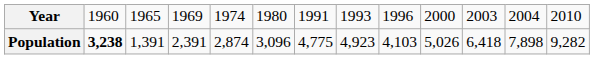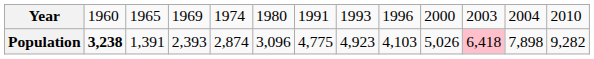(189, 41) 2,391 -> (189, 41) 2,393
(484, 41) no background -> (484, 41) pink background
